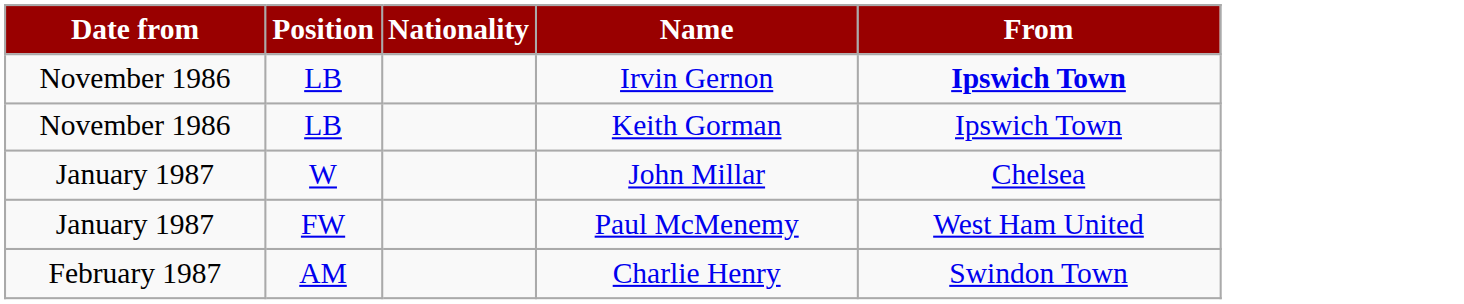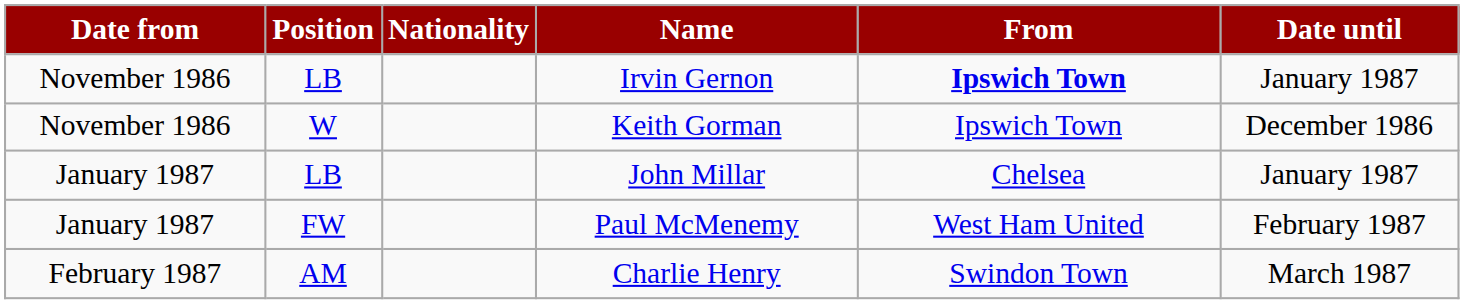+ column: (1339, 29)
(323, 126) LB -> (323, 126) W
(323, 175) W -> (323, 175) LB
